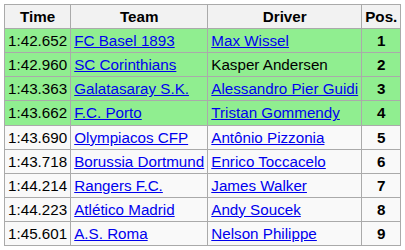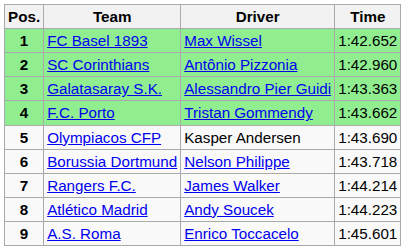columns swapped: (381, 17) <-> (38, 17)
(270, 65) Kasper Andersen -> (241, 65) Antônio Pizzonia
(268, 137) Antônio Pizzonia -> (242, 137) Kasper Andersen
(269, 161) Enrico Toccacelo -> (237, 161) Nelson Philippe
(264, 233) Nelson Philippe -> (242, 233) Enrico Toccacelo
